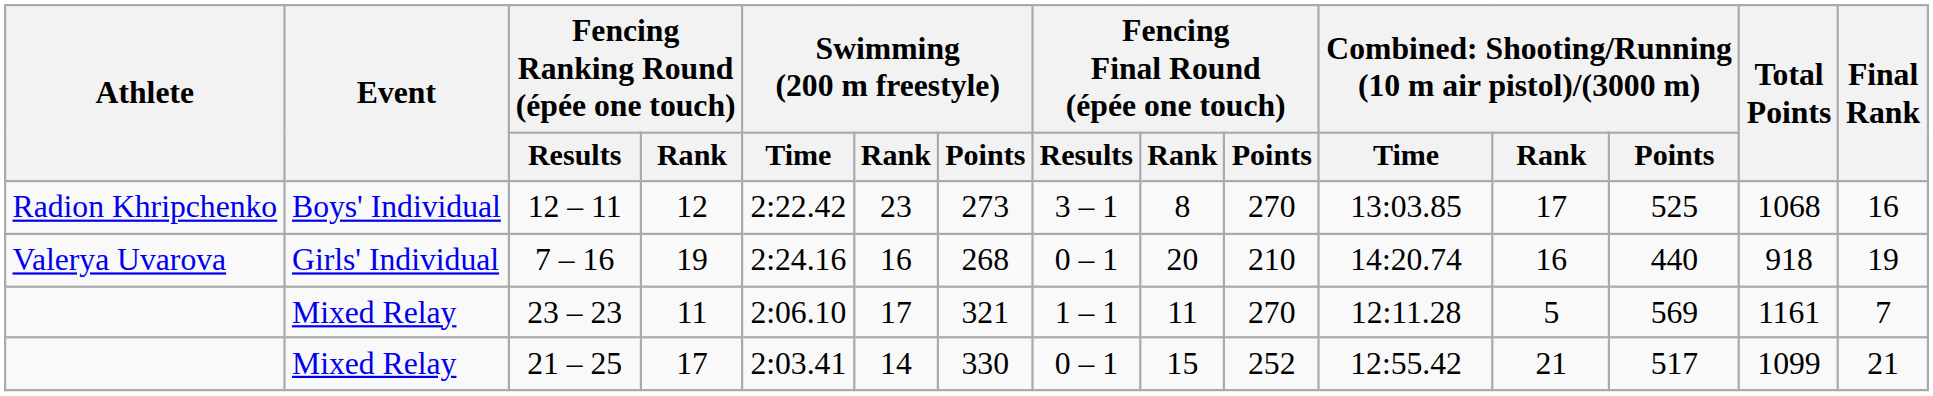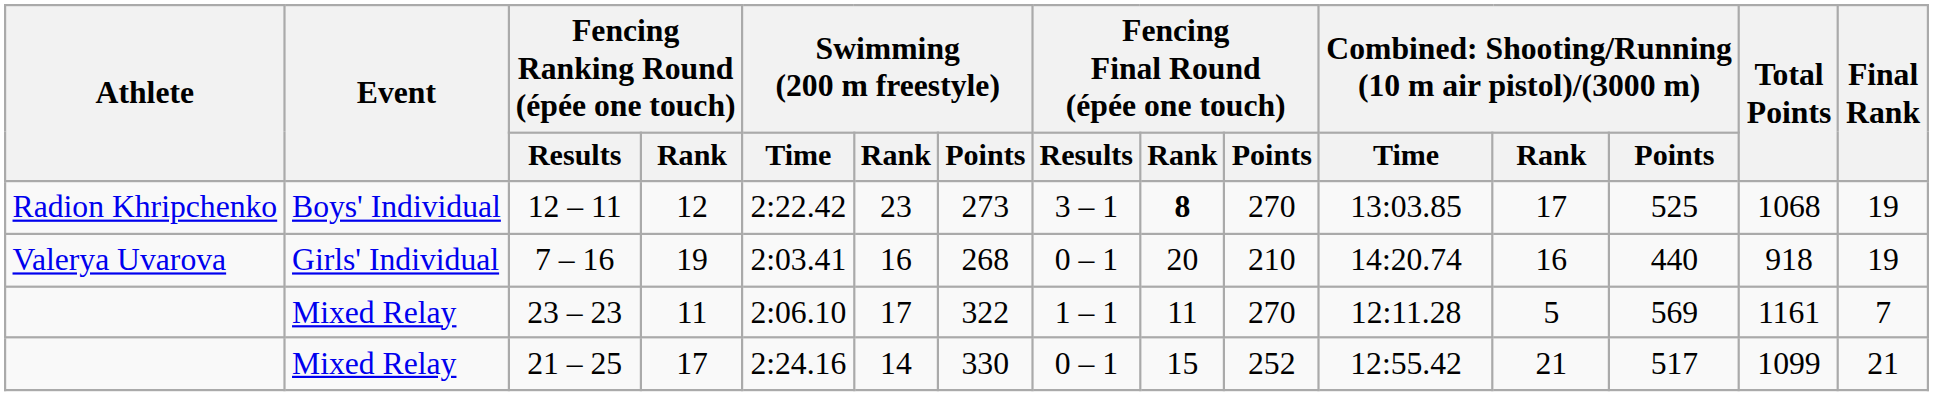(1182, 207) normal -> (1182, 207) bold
(1883, 207) 16 -> (1883, 207) 19
(798, 259) 2:24.16 -> (798, 259) 2:03.41
(985, 311) 321 -> (985, 311) 322
(798, 364) 2:03.41 -> (798, 364) 2:24.16
